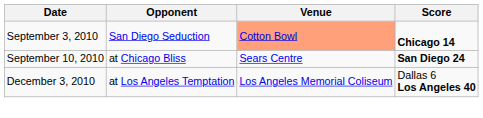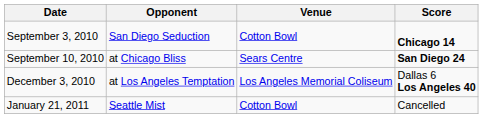(268, 36) lightsalmon background -> (268, 36) no background
+ row: (48, 105)
